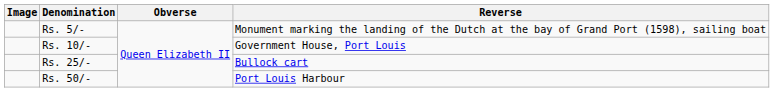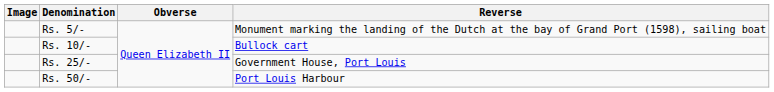(320, 46) Government House, Port Louis -> (272, 46) Bullock cart
(272, 62) Bullock cart -> (320, 62) Government House, Port Louis
